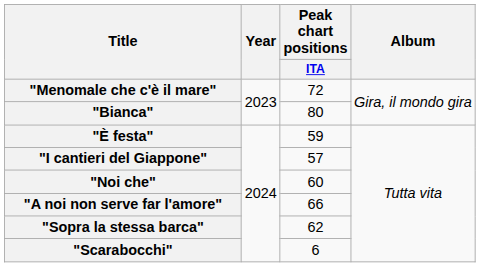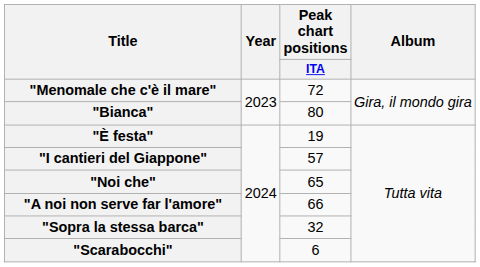(315, 136) 59 -> (315, 136) 19
(315, 181) 60 -> (315, 181) 65
(315, 227) 62 -> (315, 227) 32
